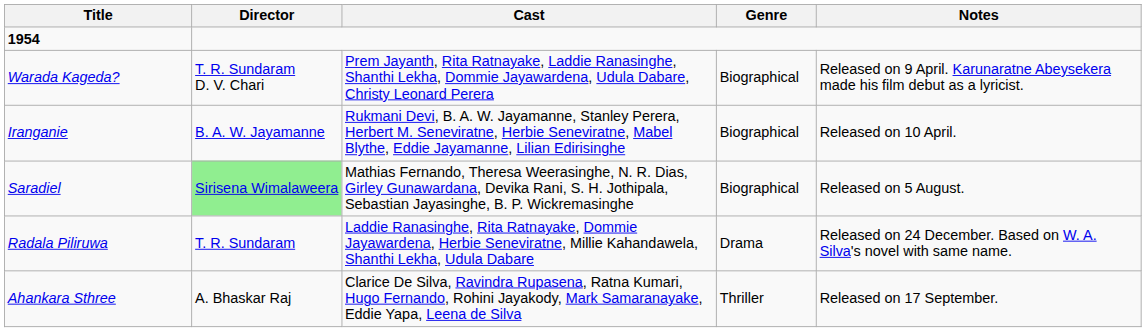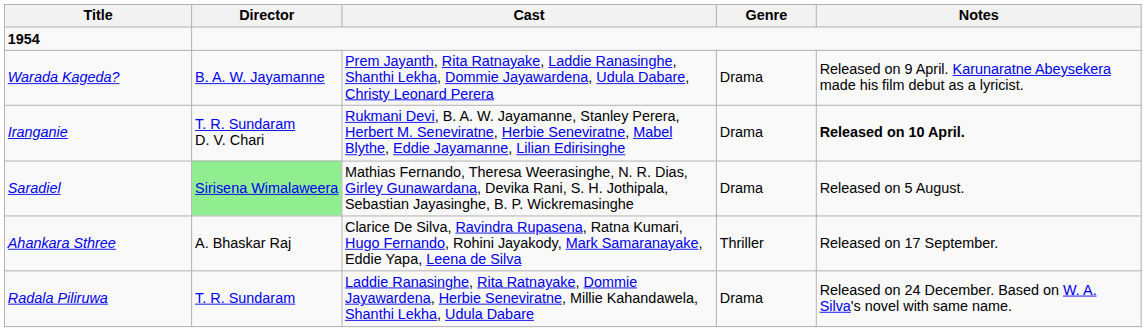(245, 77) T. R. Sundaram D. V. Chari -> (260, 77) B. A. W. Jayamanne
(759, 77) Biographical -> (741, 77) Drama
(260, 133) B. A. W. Jayamanne -> (245, 133) T. R. Sundaram D. V. Chari
(759, 133) Biographical -> (741, 133) Drama
(888, 133) normal -> (892, 133) bold
(759, 188) Biographical -> (741, 188) Drama
rows swapped: (62, 298) <-> (58, 243)
